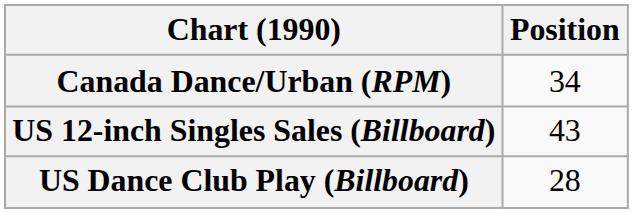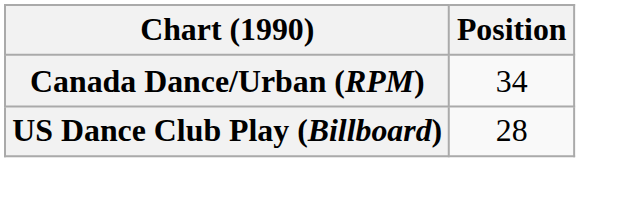- row: (254, 130)
